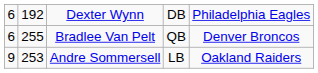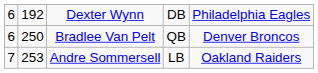(32, 36) 255 -> (32, 36) 250
(11, 57) 9 -> (11, 57) 7
